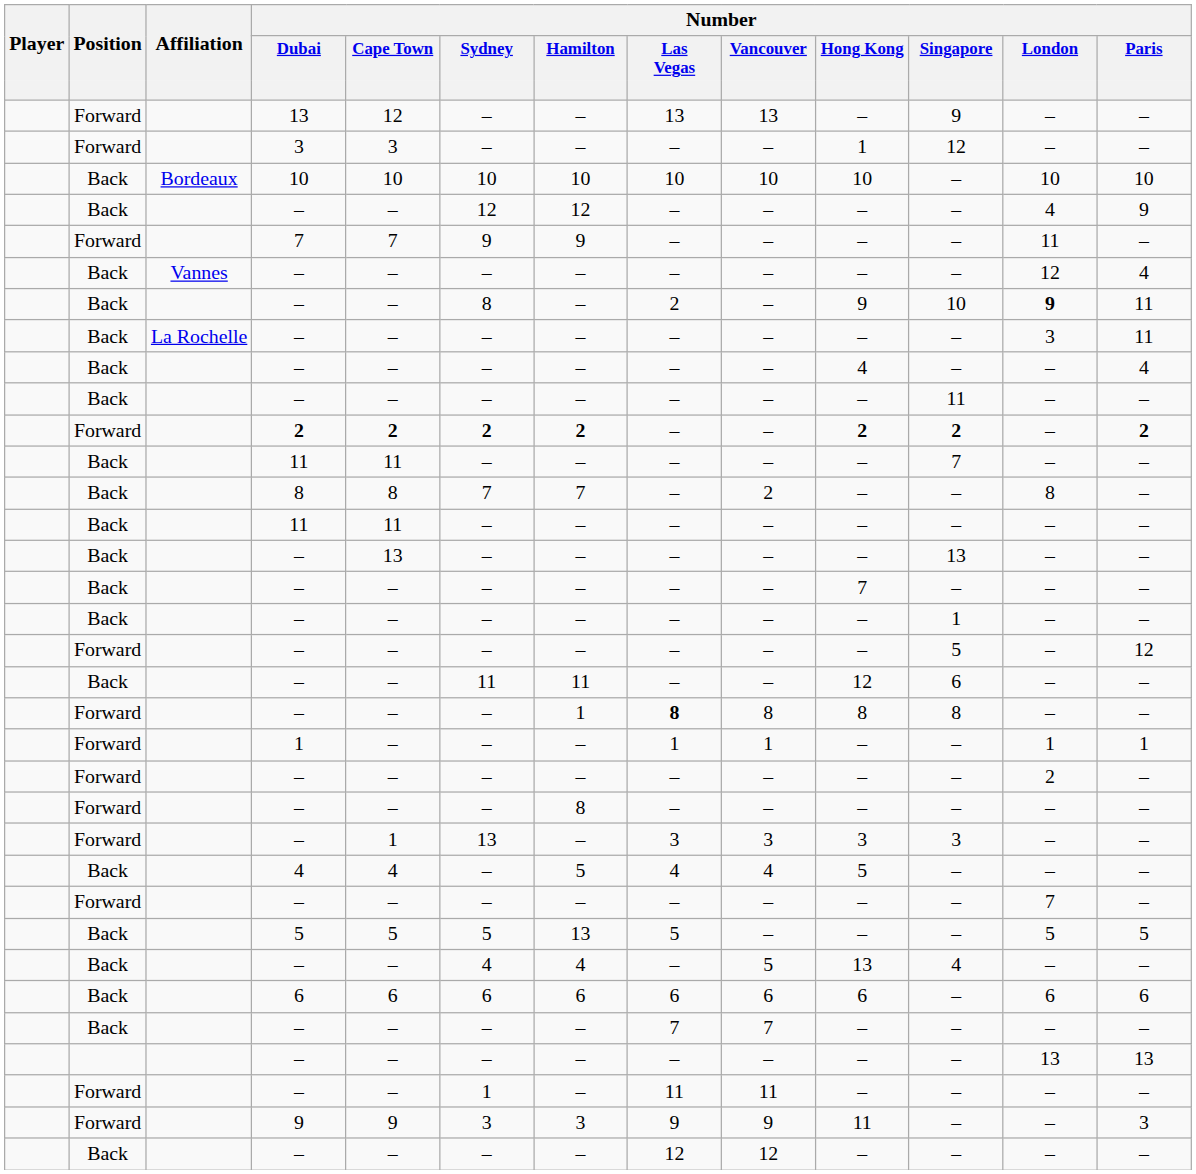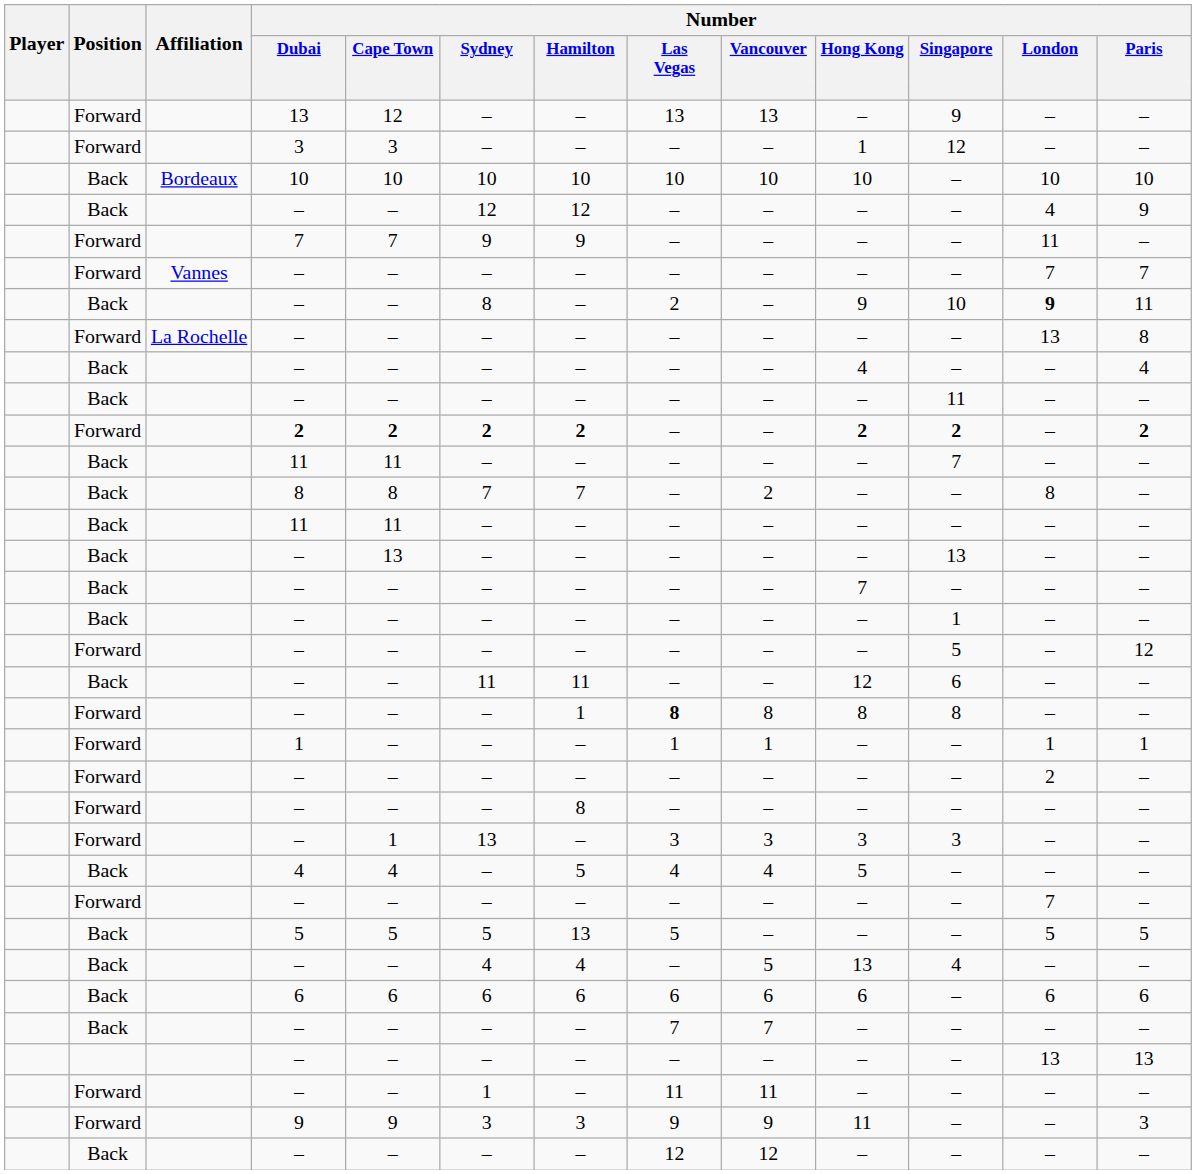(108, 272) Back -> (108, 272) Forward
(1050, 272) 12 -> (1050, 272) 7
(1144, 272) 4 -> (1144, 272) 7
(108, 335) Back -> (108, 335) Forward
(1050, 335) 3 -> (1050, 335) 13
(1144, 335) 11 -> (1144, 335) 8
